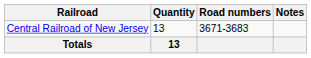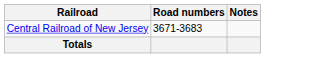- column: (174, 12)
